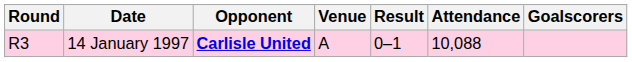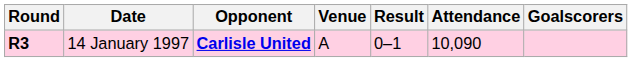(19, 43) normal -> (19, 43) bold
(456, 43) 10,088 -> (456, 43) 10,090
